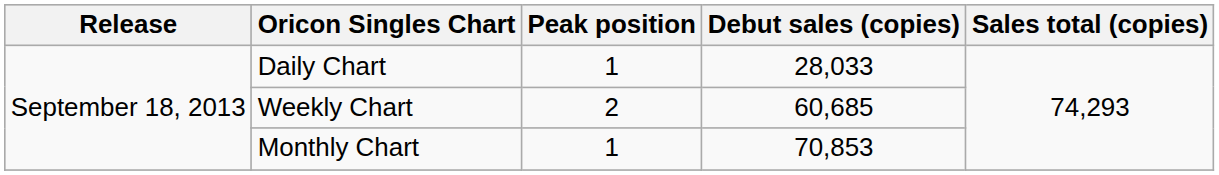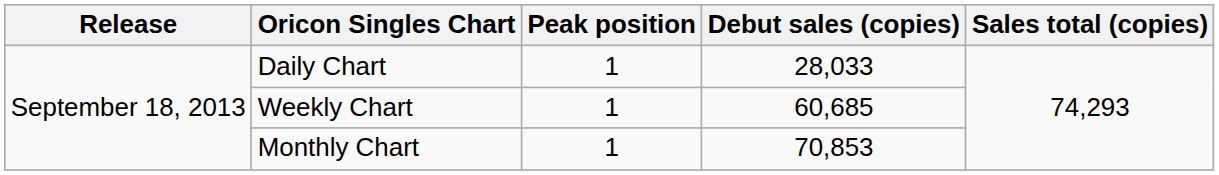(612, 107) 2 -> (612, 107) 1
